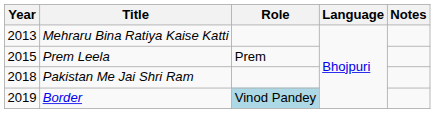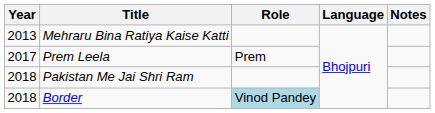(22, 56) 2015 -> (22, 56) 2017
(22, 98) 2019 -> (22, 98) 2018
